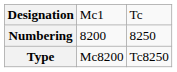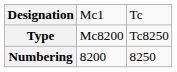rows swapped: (41, 56) <-> (41, 35)
